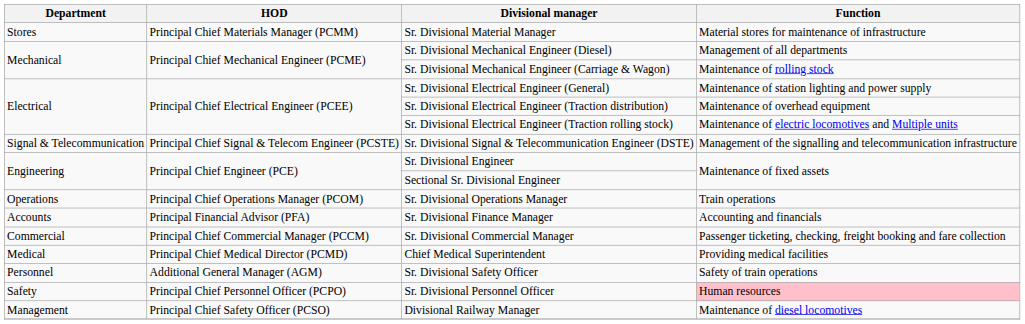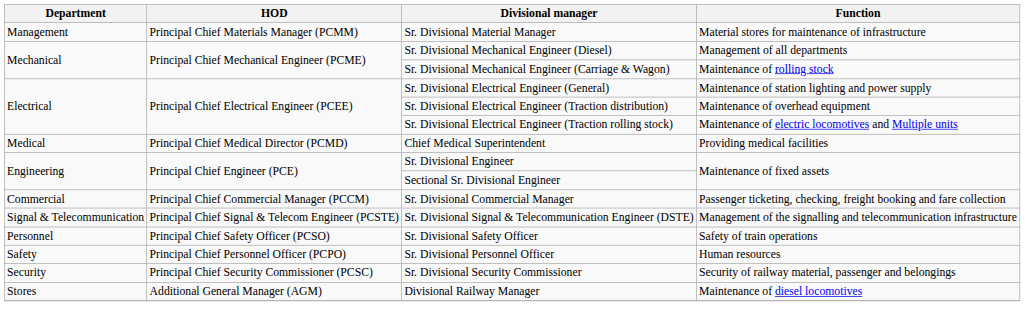(22, 32) Stores -> (38, 32) Management
rows swapped: (549, 143) <-> (475, 254)
- row: (486, 198)
- row: (479, 217)
(236, 273) Additional General Manager (AGM) -> (240, 236) Principal Chief Safety Officer (PCSO)
(740, 291) pink background -> (740, 254) no background
+ row: (493, 273)
(38, 310) Management -> (22, 291) Stores
(240, 310) Principal Chief Safety Officer (PCSO) -> (236, 291) Additional General Manager (AGM)
